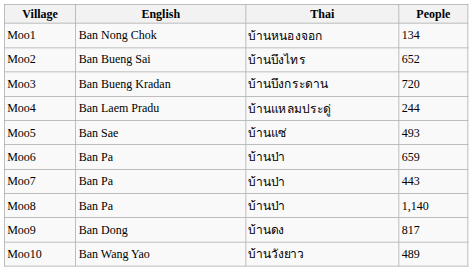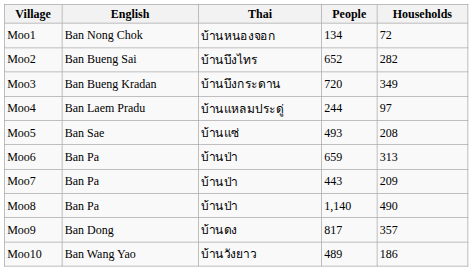+ column: (422, 14)
